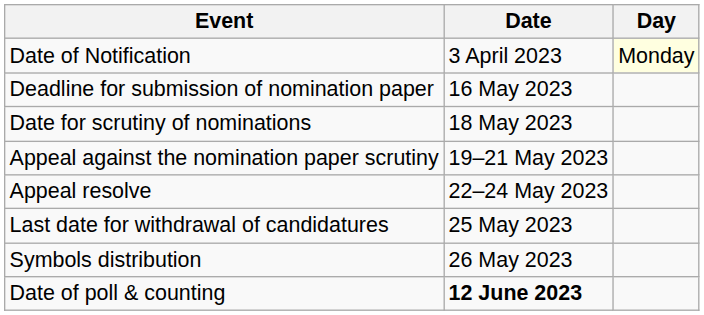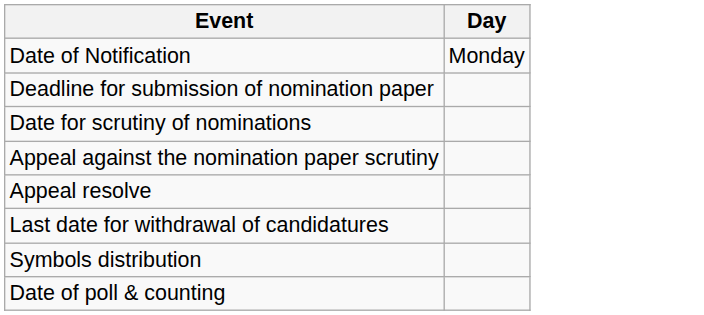- column: (528, 21)
(656, 55) lightyellow background -> (487, 55) no background
